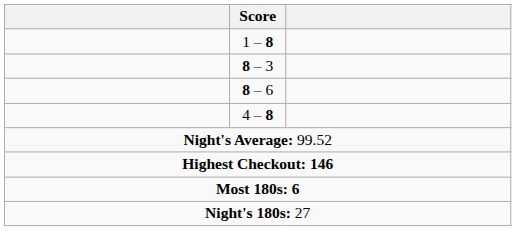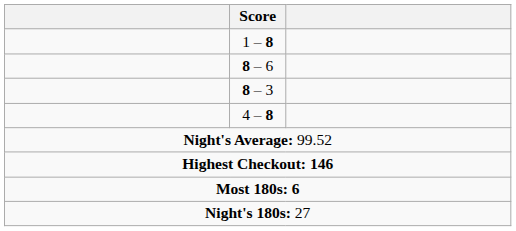rows swapped: (258, 66) <-> (258, 90)
